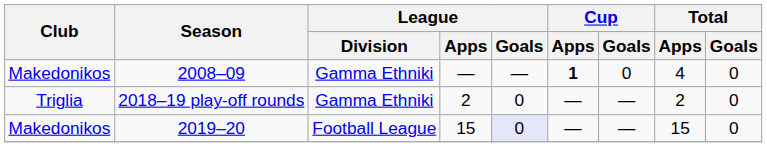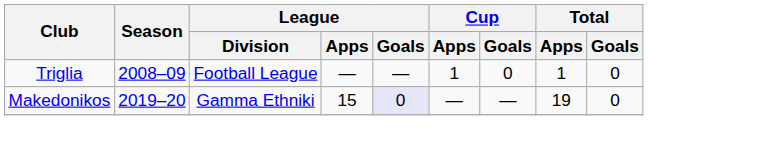(59, 73) Makedonikos -> (59, 73) Triglia
(374, 73) Gamma Ethniki -> (256, 73) Football League
(573, 73) bold -> (454, 73) normal
(680, 73) 4 -> (561, 73) 1
- row: (211, 100)
(374, 127) Football League -> (256, 100) Gamma Ethniki
(680, 127) 15 -> (561, 100) 19
